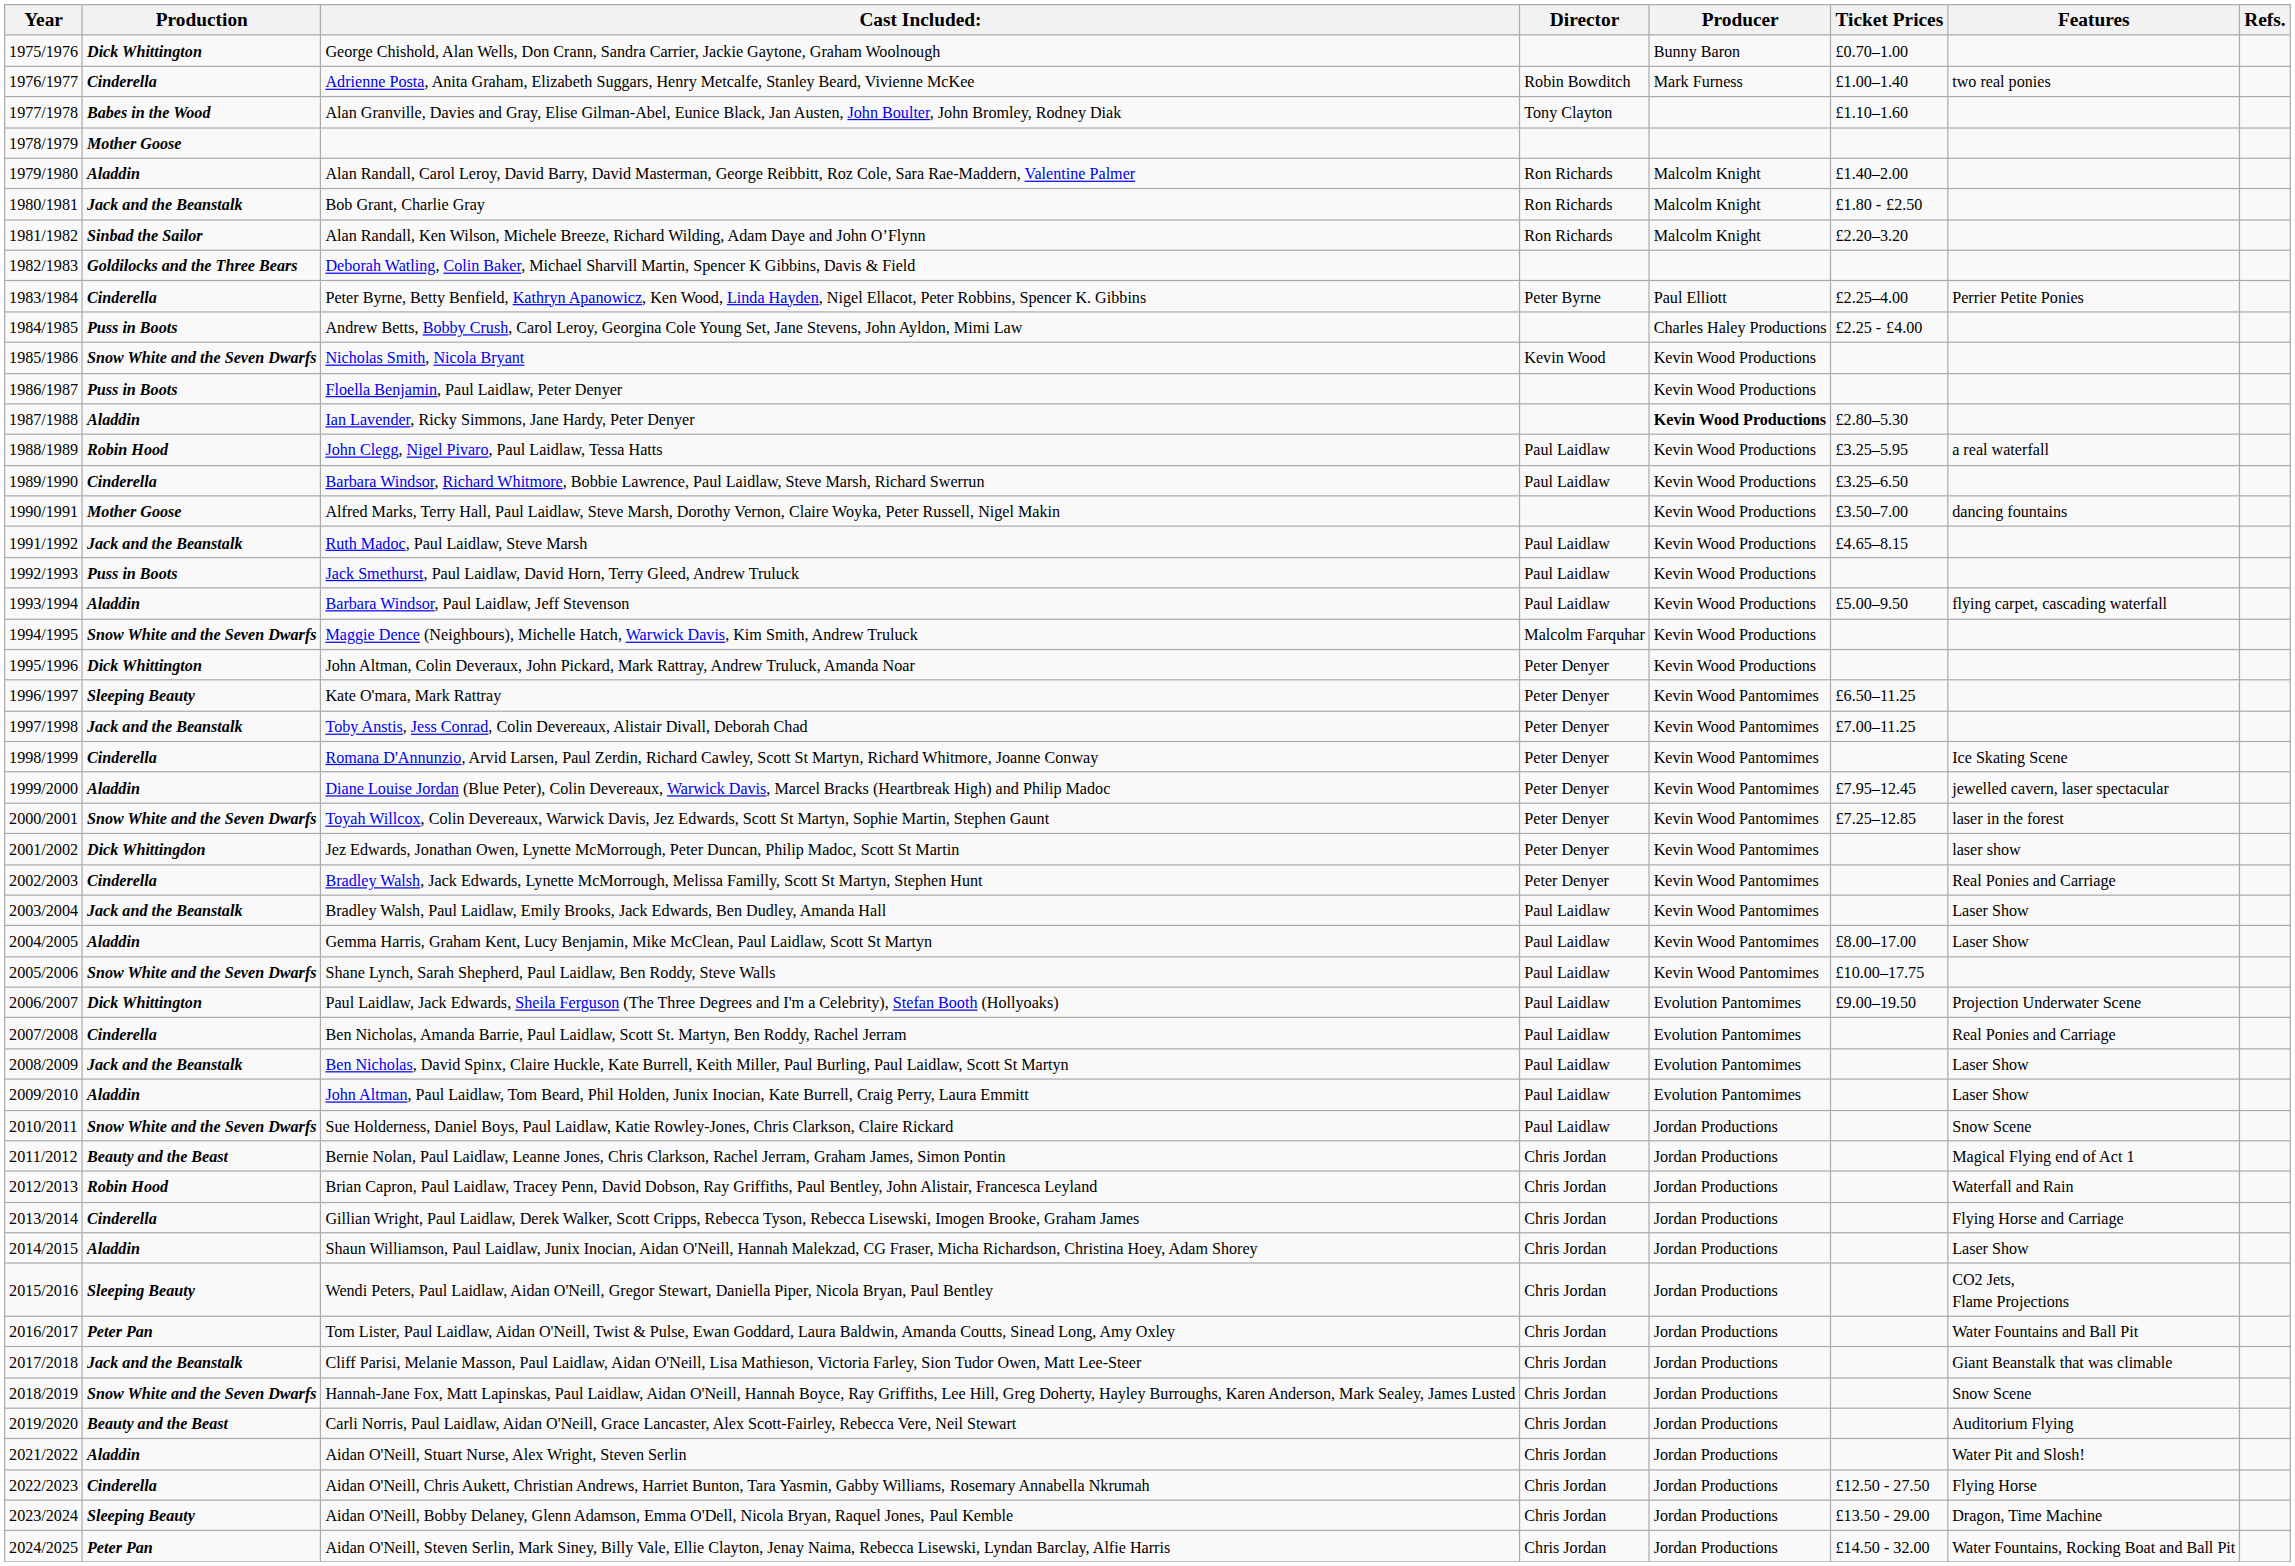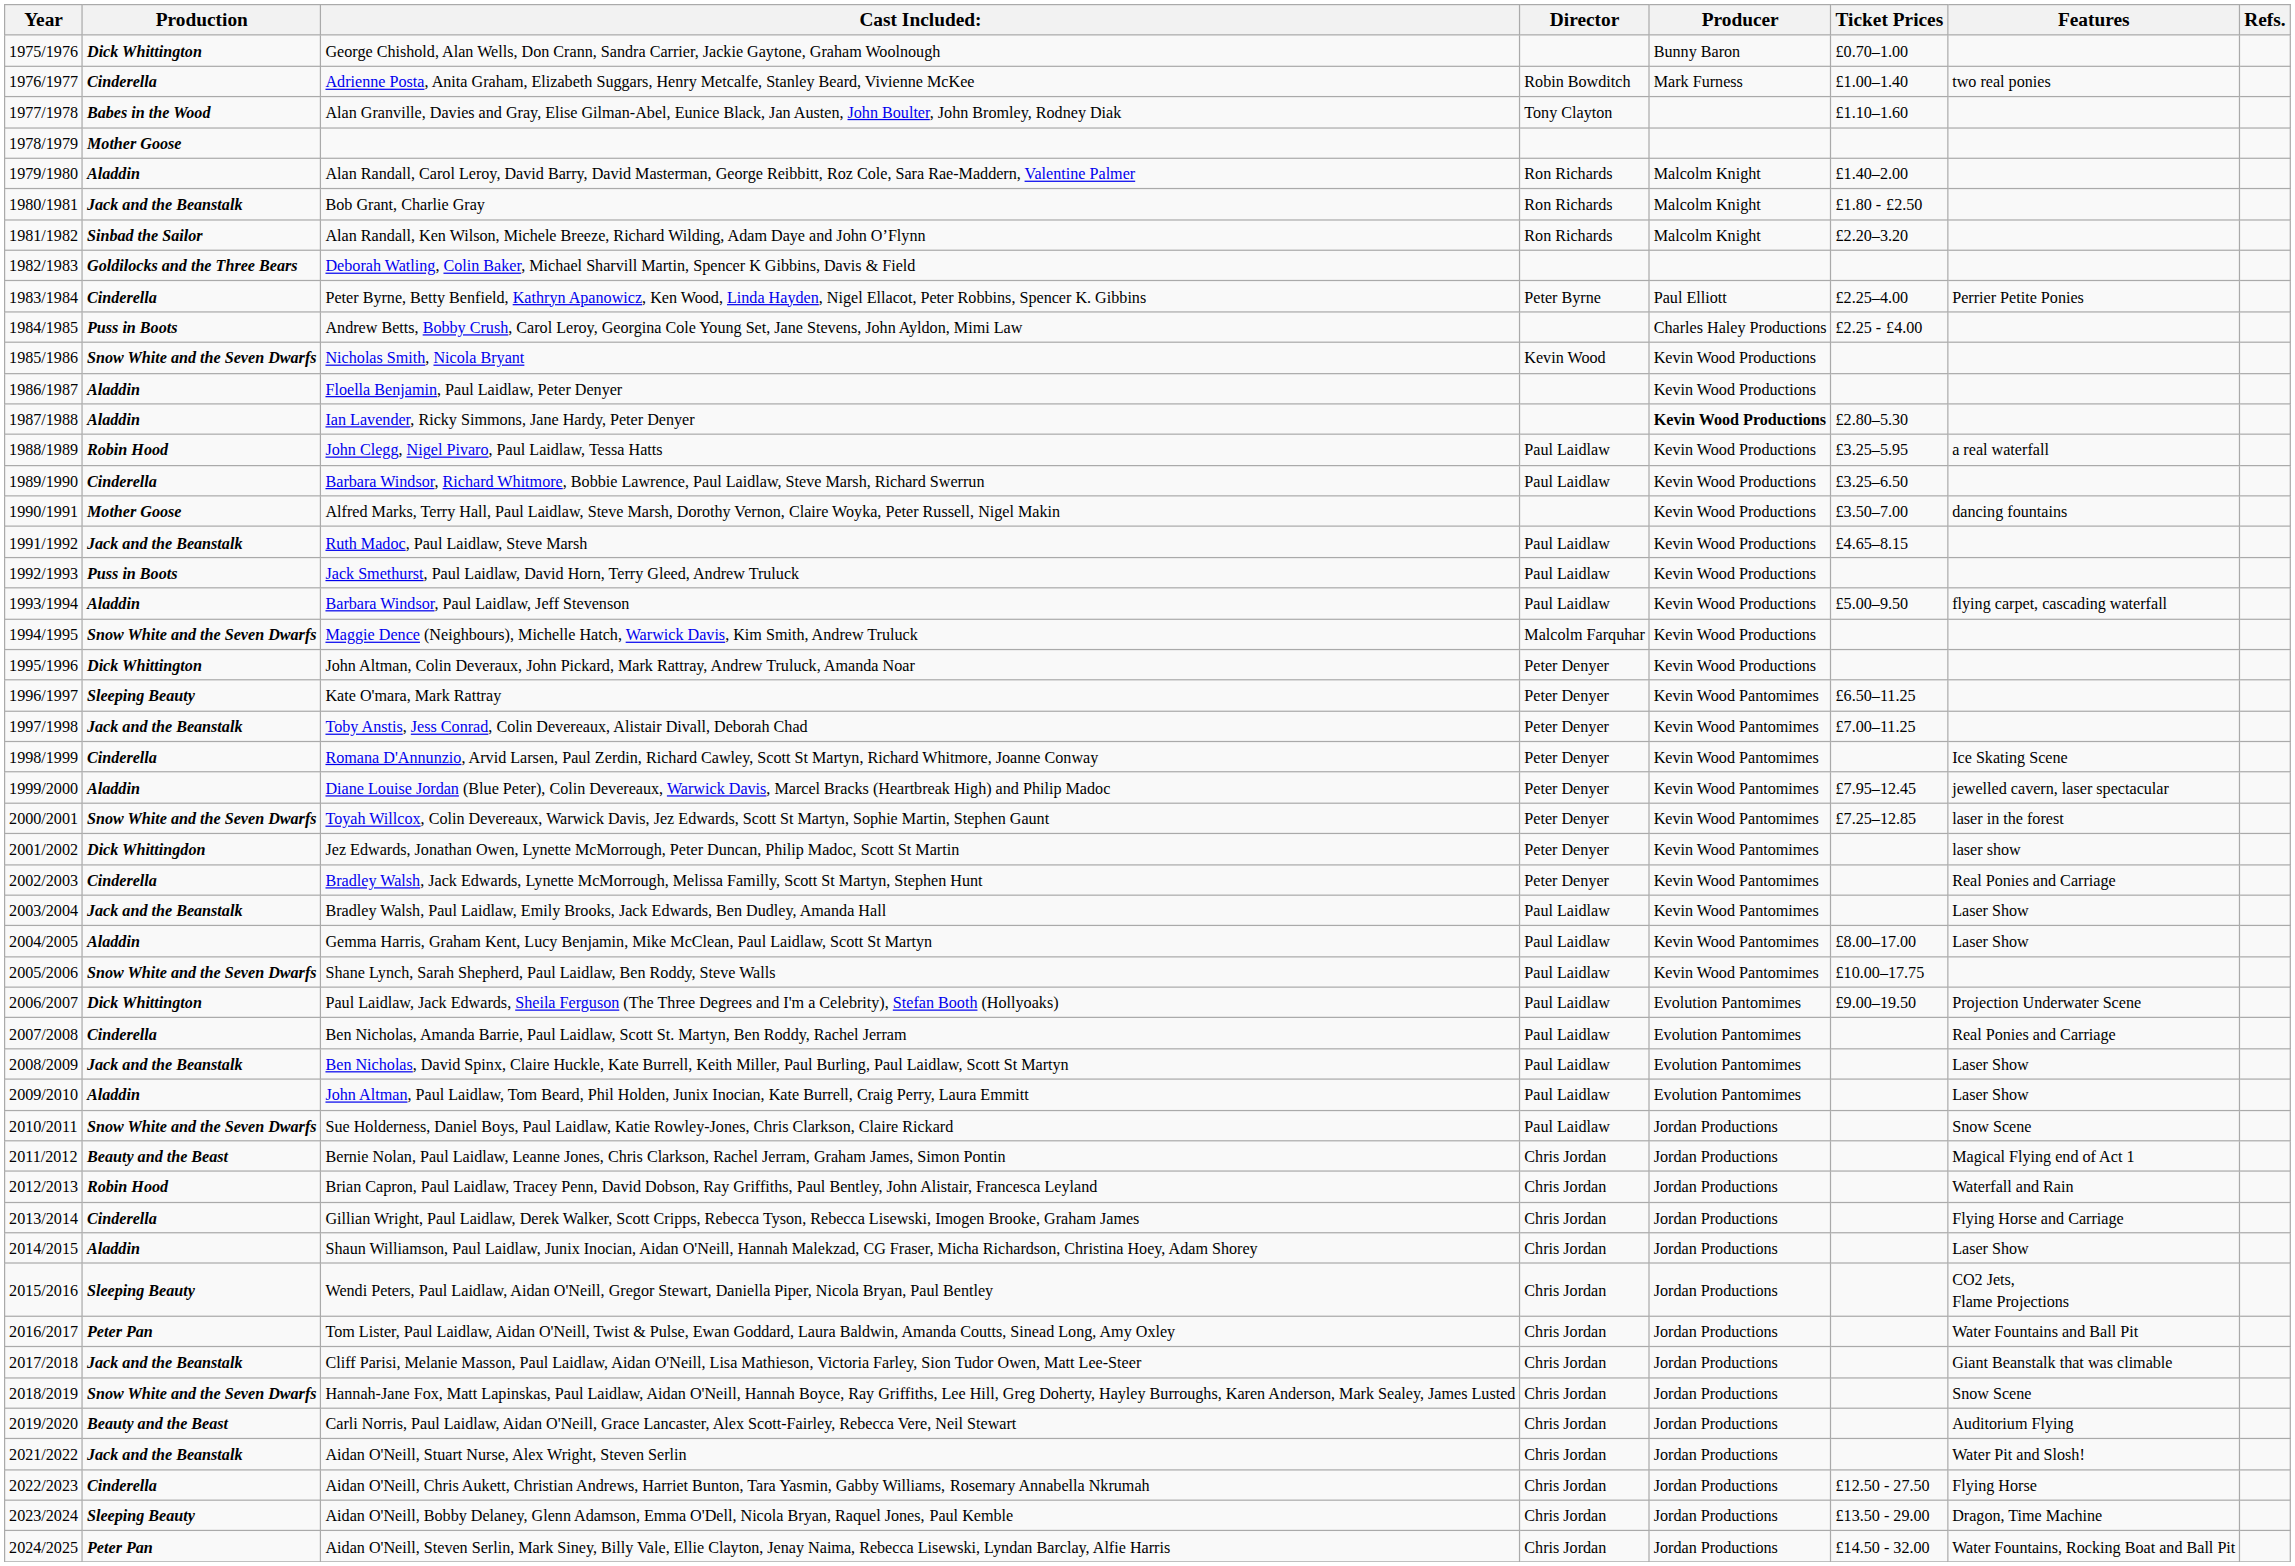(132, 388) Puss in Boots -> (113, 388) Aladdin
(113, 1454) Aladdin -> (165, 1454) Jack and the Beanstalk
